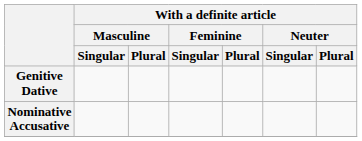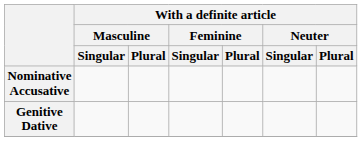rows swapped: (39, 118) <-> (39, 83)
